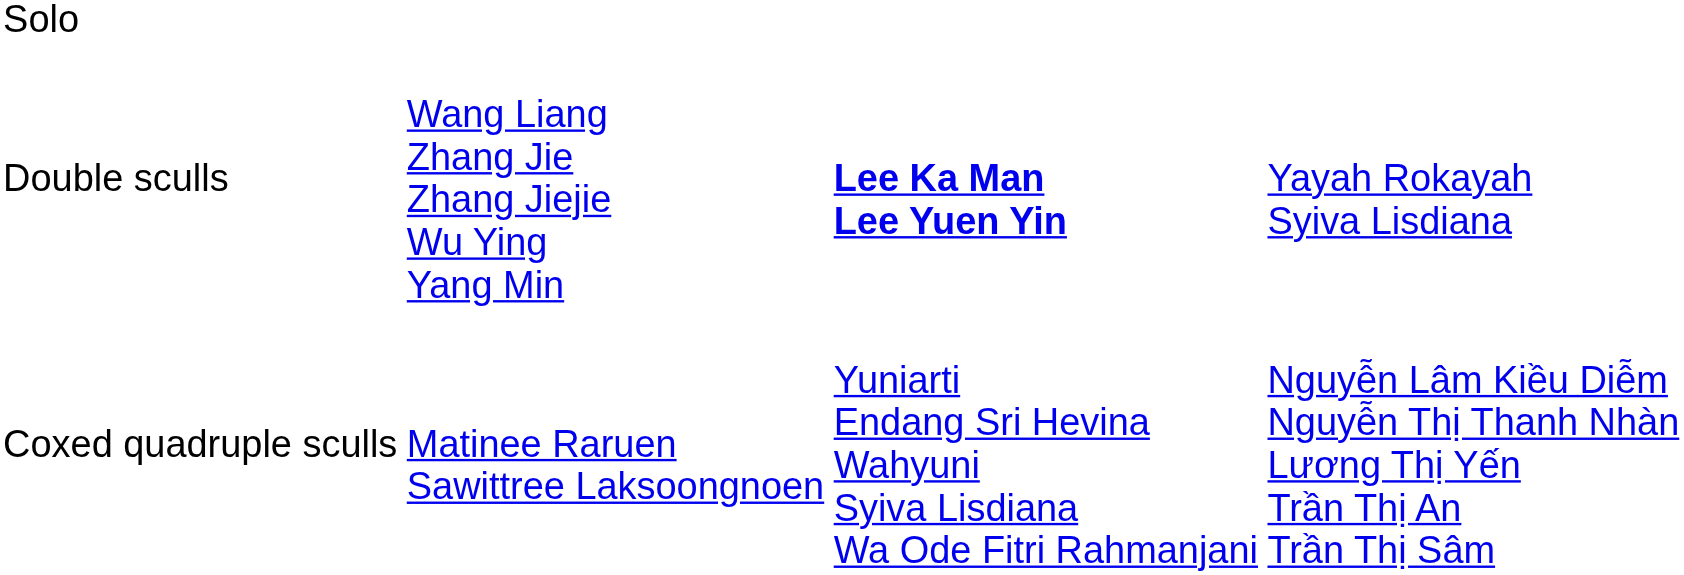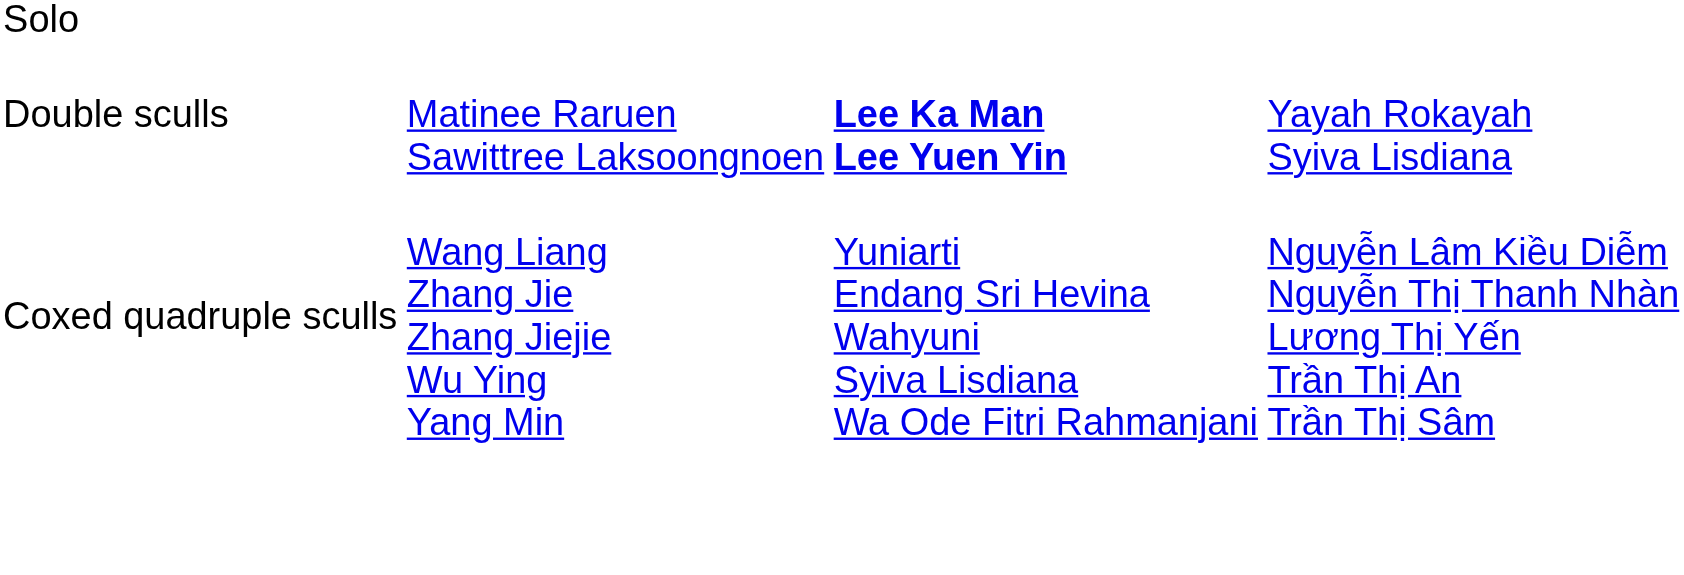(509, 199) Wang Liang Zhang Jie Zhang Jiejie Wu Ying Yang Min -> (615, 135) Matinee Raruen Sawittree Laksoongnoen
(615, 465) Matinee Raruen Sawittree Laksoongnoen -> (509, 337) Wang Liang Zhang Jie Zhang Jiejie Wu Ying Yang Min
